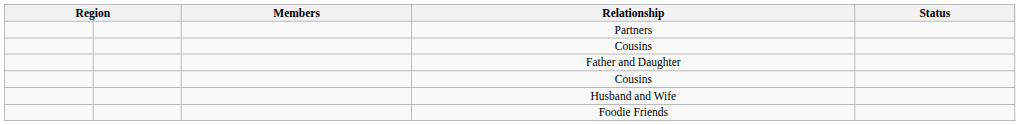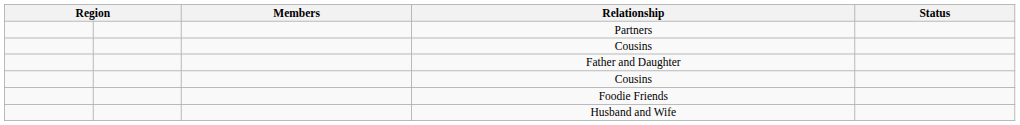rows swapped: (49, 96) <-> (49, 113)
